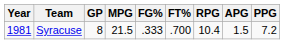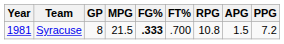(152, 31) normal -> (152, 31) bold
(209, 31) 10.4 -> (209, 31) 10.8
